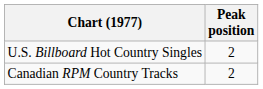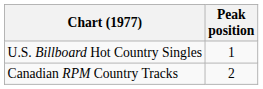(231, 52) 2 -> (231, 52) 1
